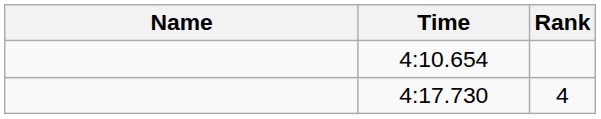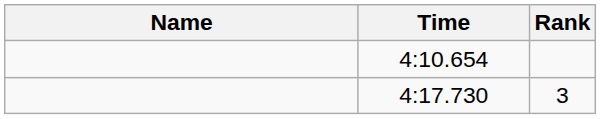(562, 95) 4 -> (562, 95) 3
